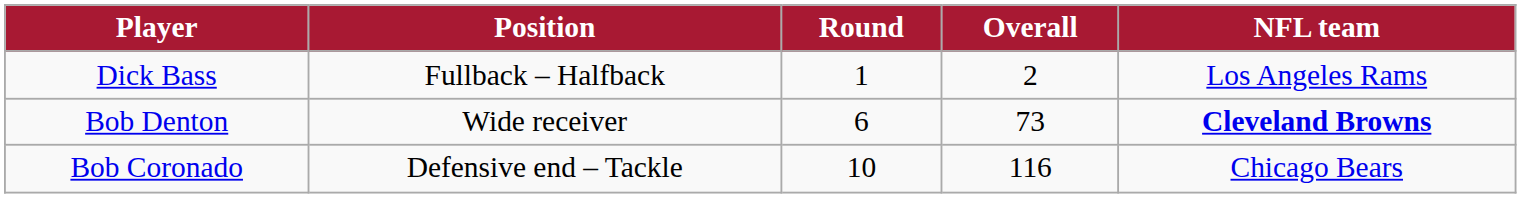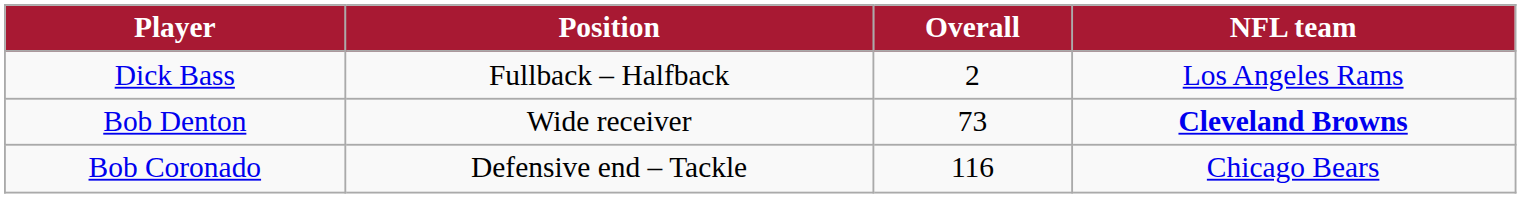- column: (861, 27)
